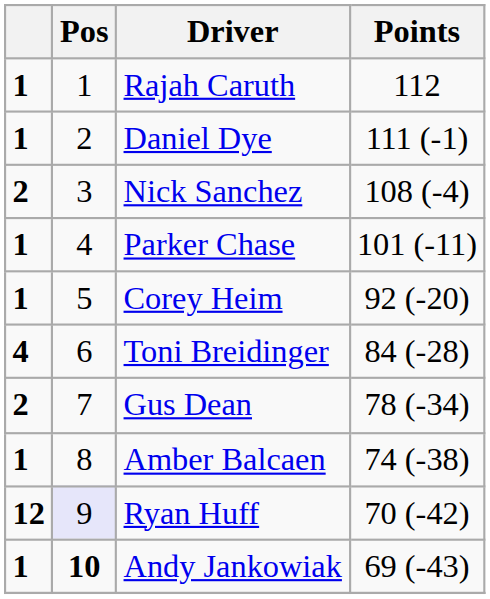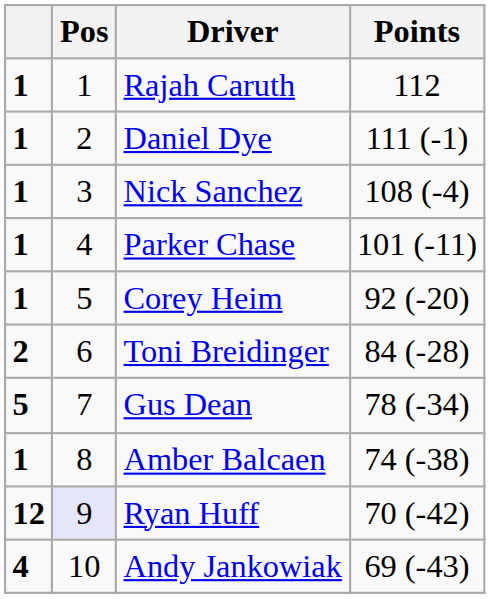(21, 191) 2 -> (21, 191) 1
(21, 351) 4 -> (21, 351) 2
(21, 405) 2 -> (21, 405) 5
(21, 565) 1 -> (21, 565) 4
(84, 565) bold -> (84, 565) normal
